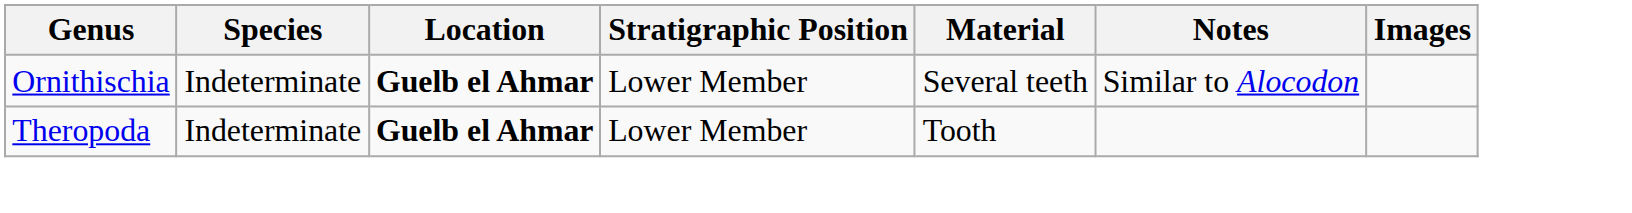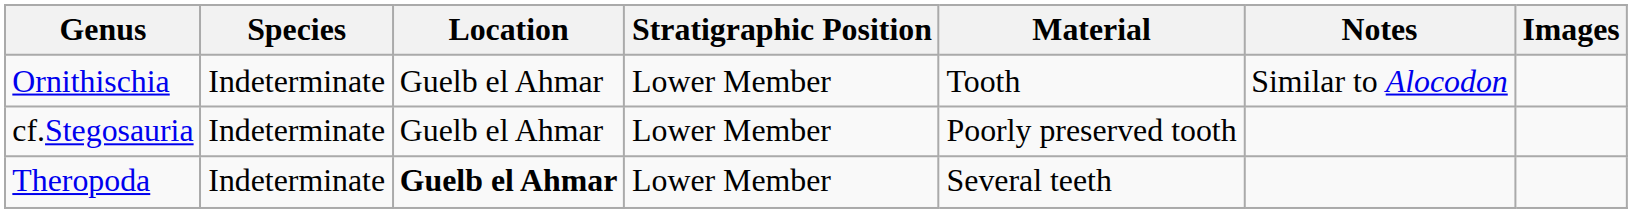(485, 80) bold -> (501, 80) normal
(1005, 80) Several teeth -> (983, 80) Tooth
+ row: (103, 130)
(960, 130) Tooth -> (1029, 181) Several teeth
